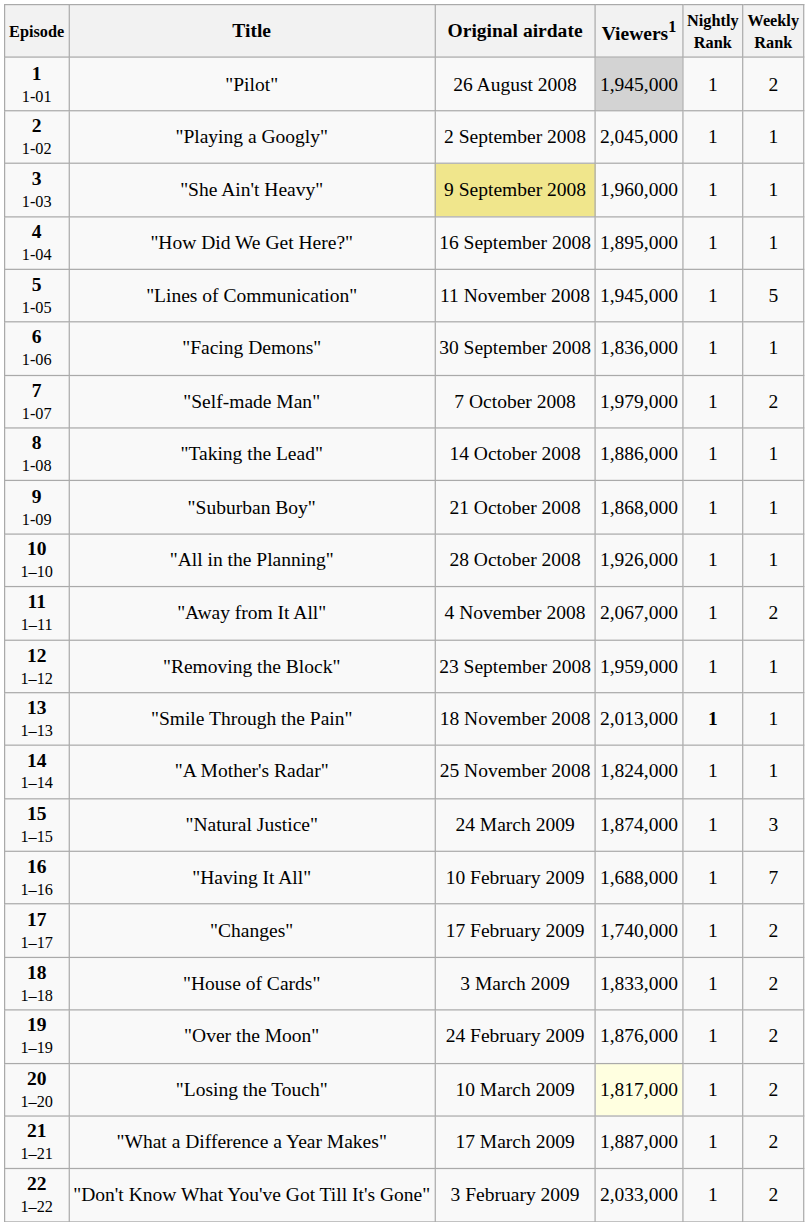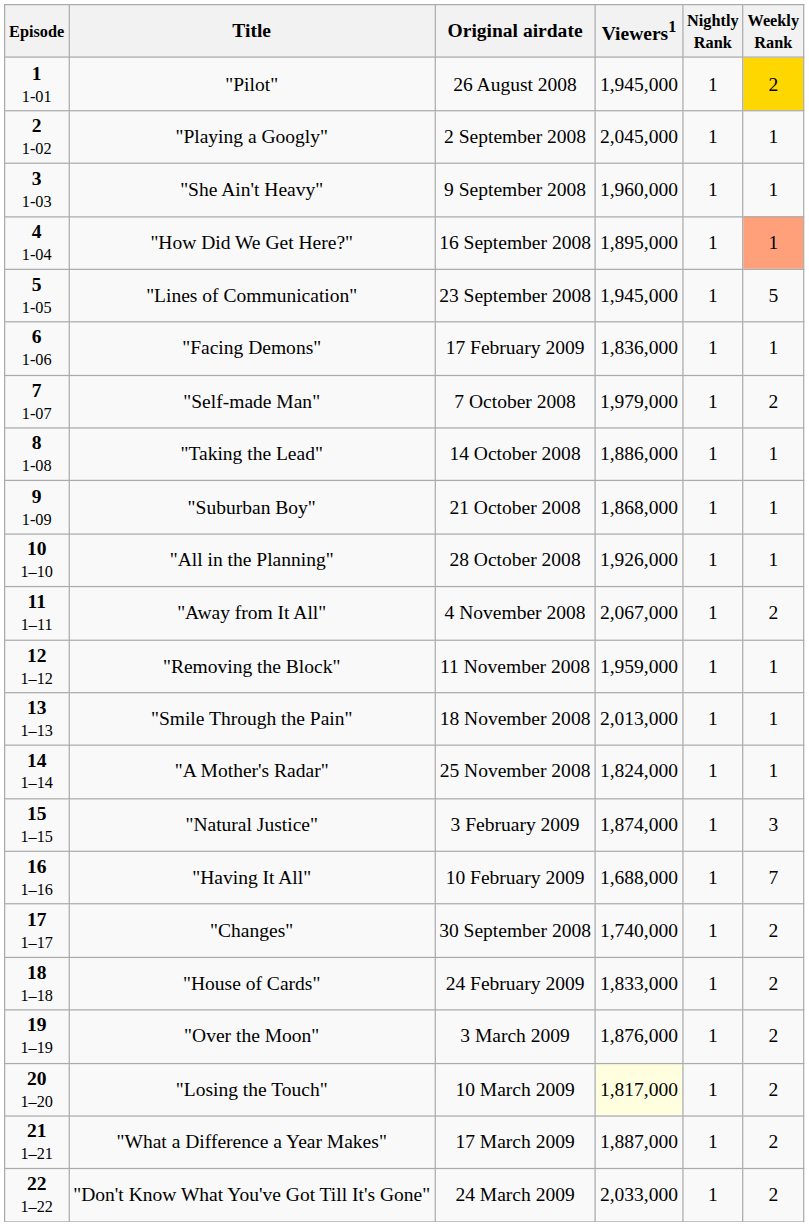(639, 83) lightgrey background -> (639, 83) no background
(773, 83) no background -> (773, 83) gold background
(515, 189) khaki background -> (515, 189) no background
(773, 242) no background -> (773, 242) lightsalmon background
(515, 295) 11 November 2008 -> (515, 295) 23 September 2008
(515, 348) 30 September 2008 -> (515, 348) 17 February 2009
(515, 665) 23 September 2008 -> (515, 665) 11 November 2008
(713, 718) bold -> (713, 718) normal
(515, 824) 24 March 2009 -> (515, 824) 3 February 2009
(515, 930) 17 February 2009 -> (515, 930) 30 September 2008
(515, 983) 3 March 2009 -> (515, 983) 24 February 2009
(515, 1036) 24 February 2009 -> (515, 1036) 3 March 2009
(515, 1195) 3 February 2009 -> (515, 1195) 24 March 2009
